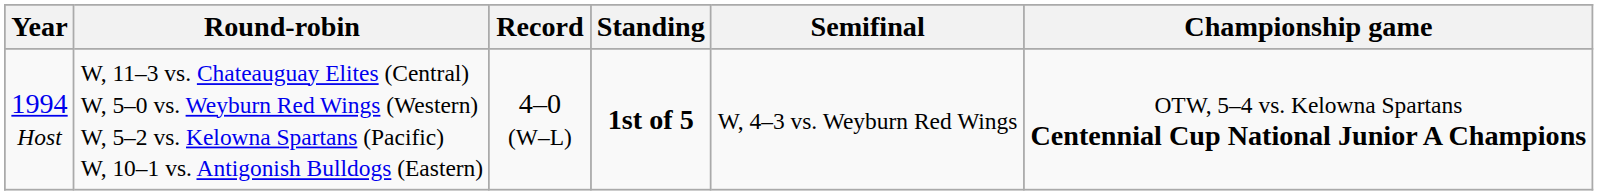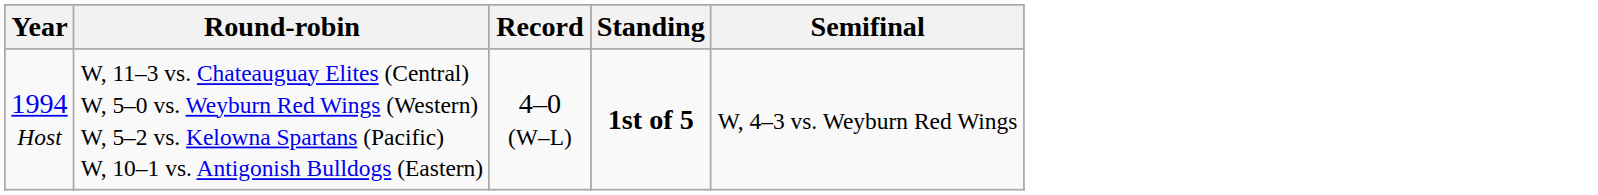- column: (1308, 26)
